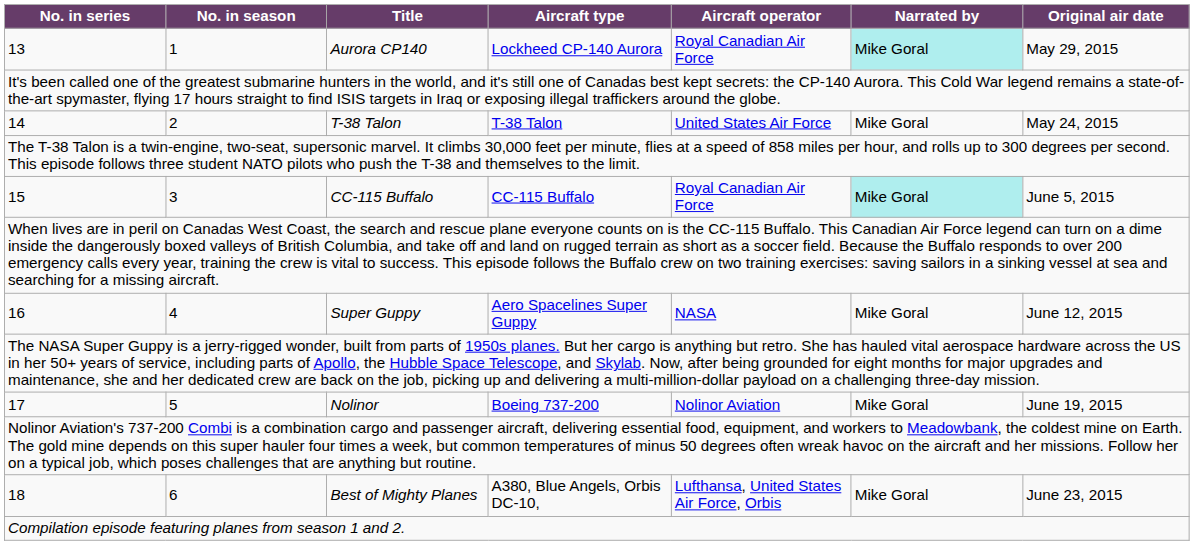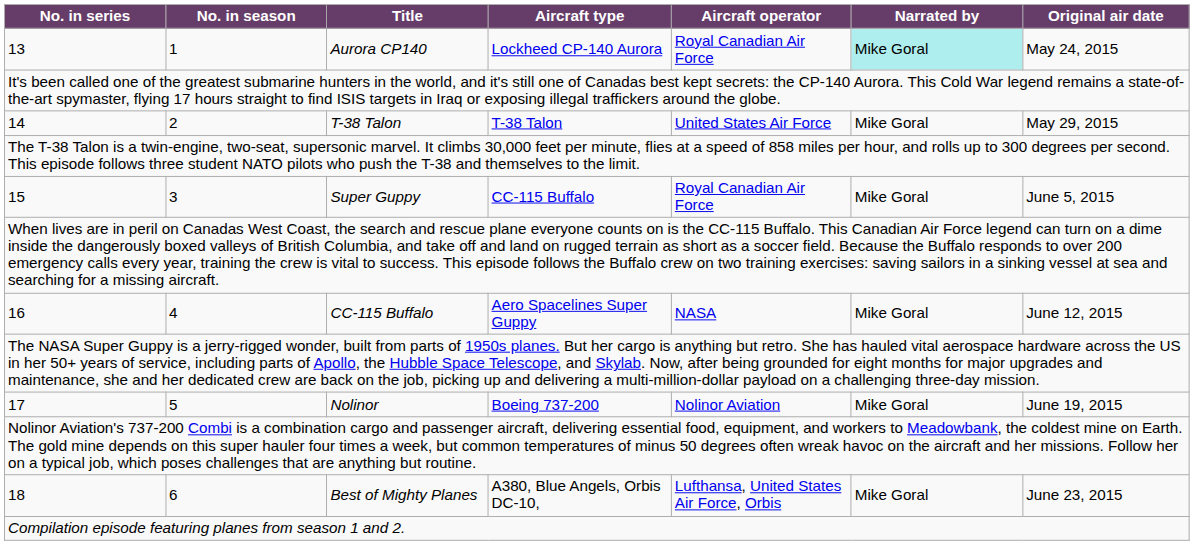(1072, 49) May 29, 2015 -> (1072, 49) May 24, 2015
(1072, 123) May 24, 2015 -> (1072, 123) May 29, 2015
(382, 196) CC-115 Buffalo -> (375, 196) Super Guppy
(892, 196) paleturquoise background -> (892, 196) no background
(375, 313) Super Guppy -> (382, 313) CC-115 Buffalo
